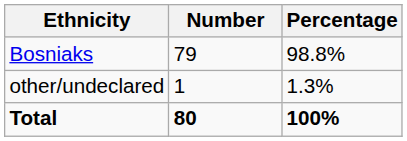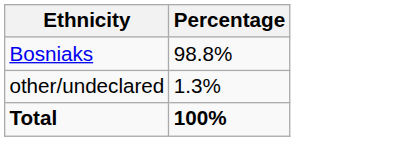- column: (225, 20)
